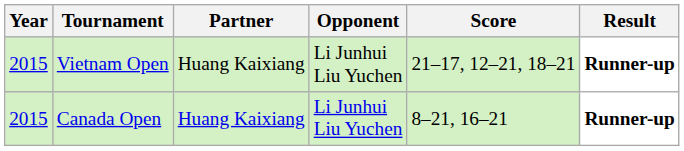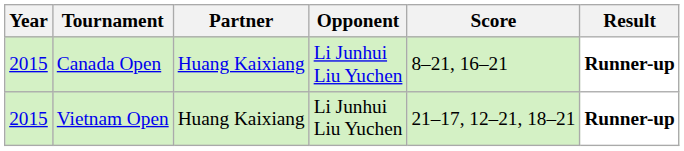rows swapped: (109, 118) <-> (113, 64)
